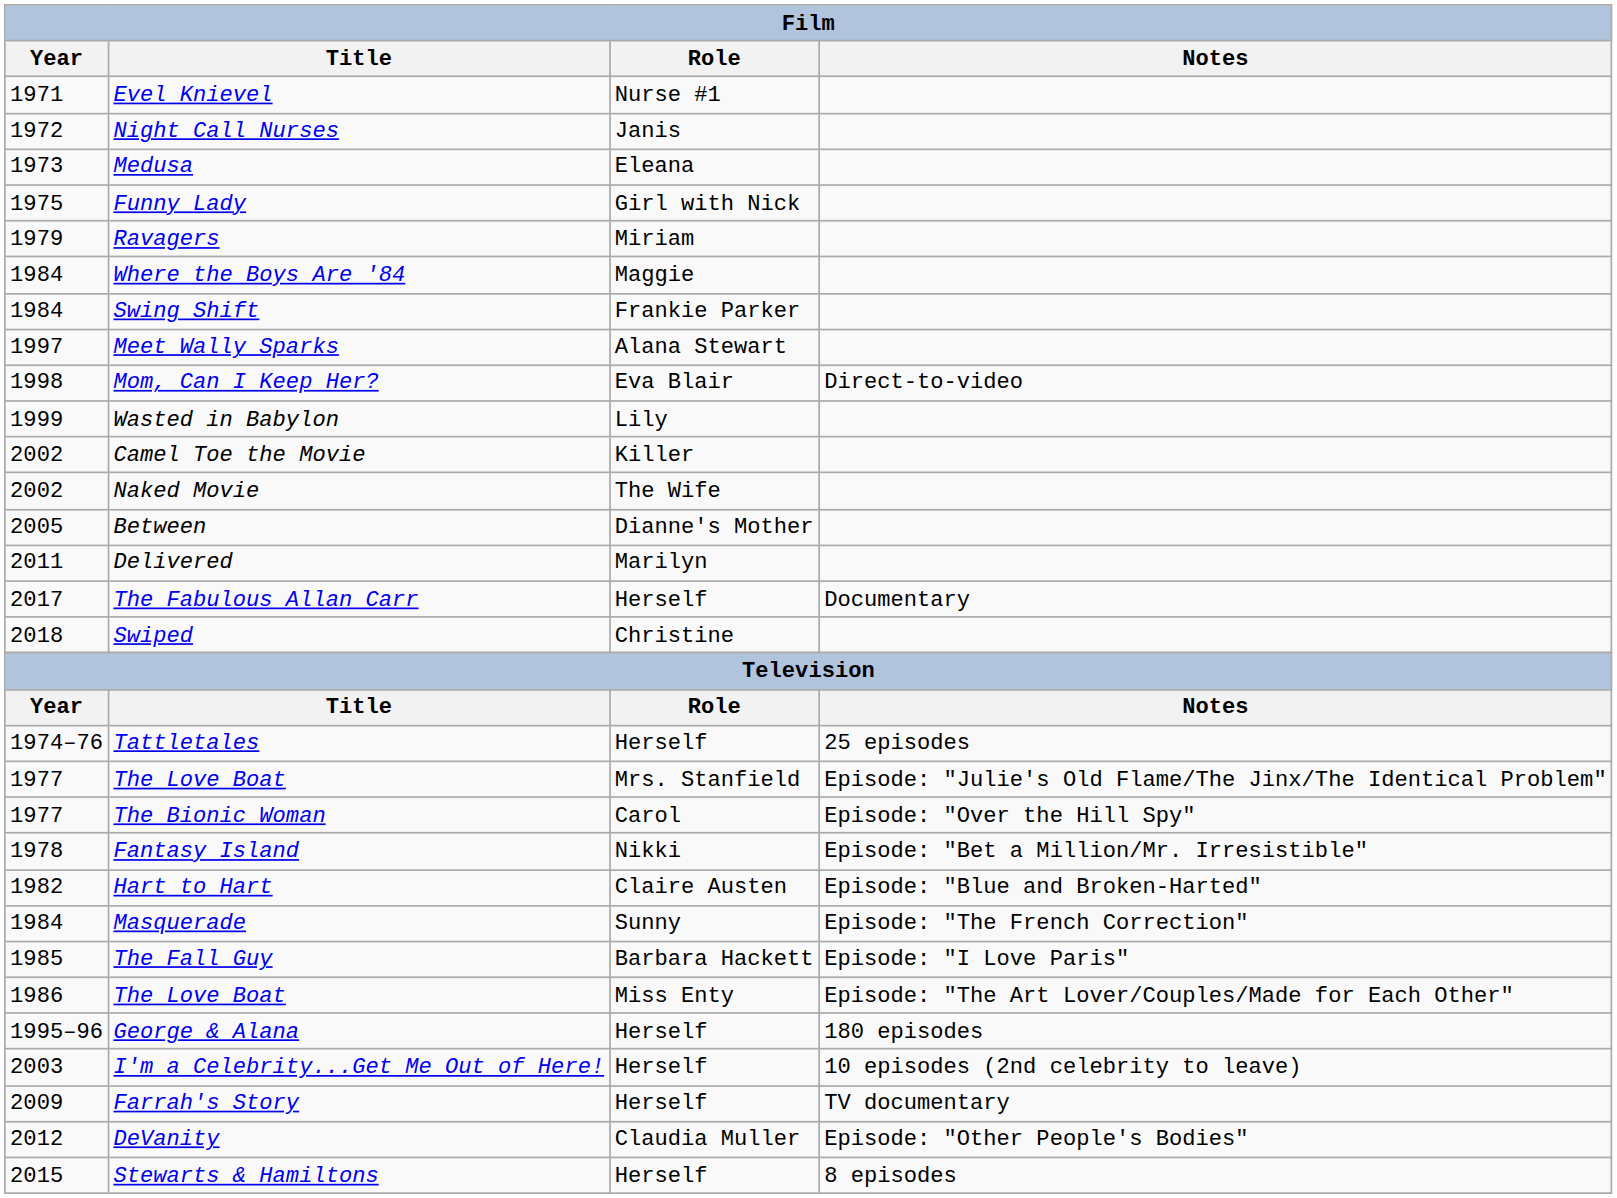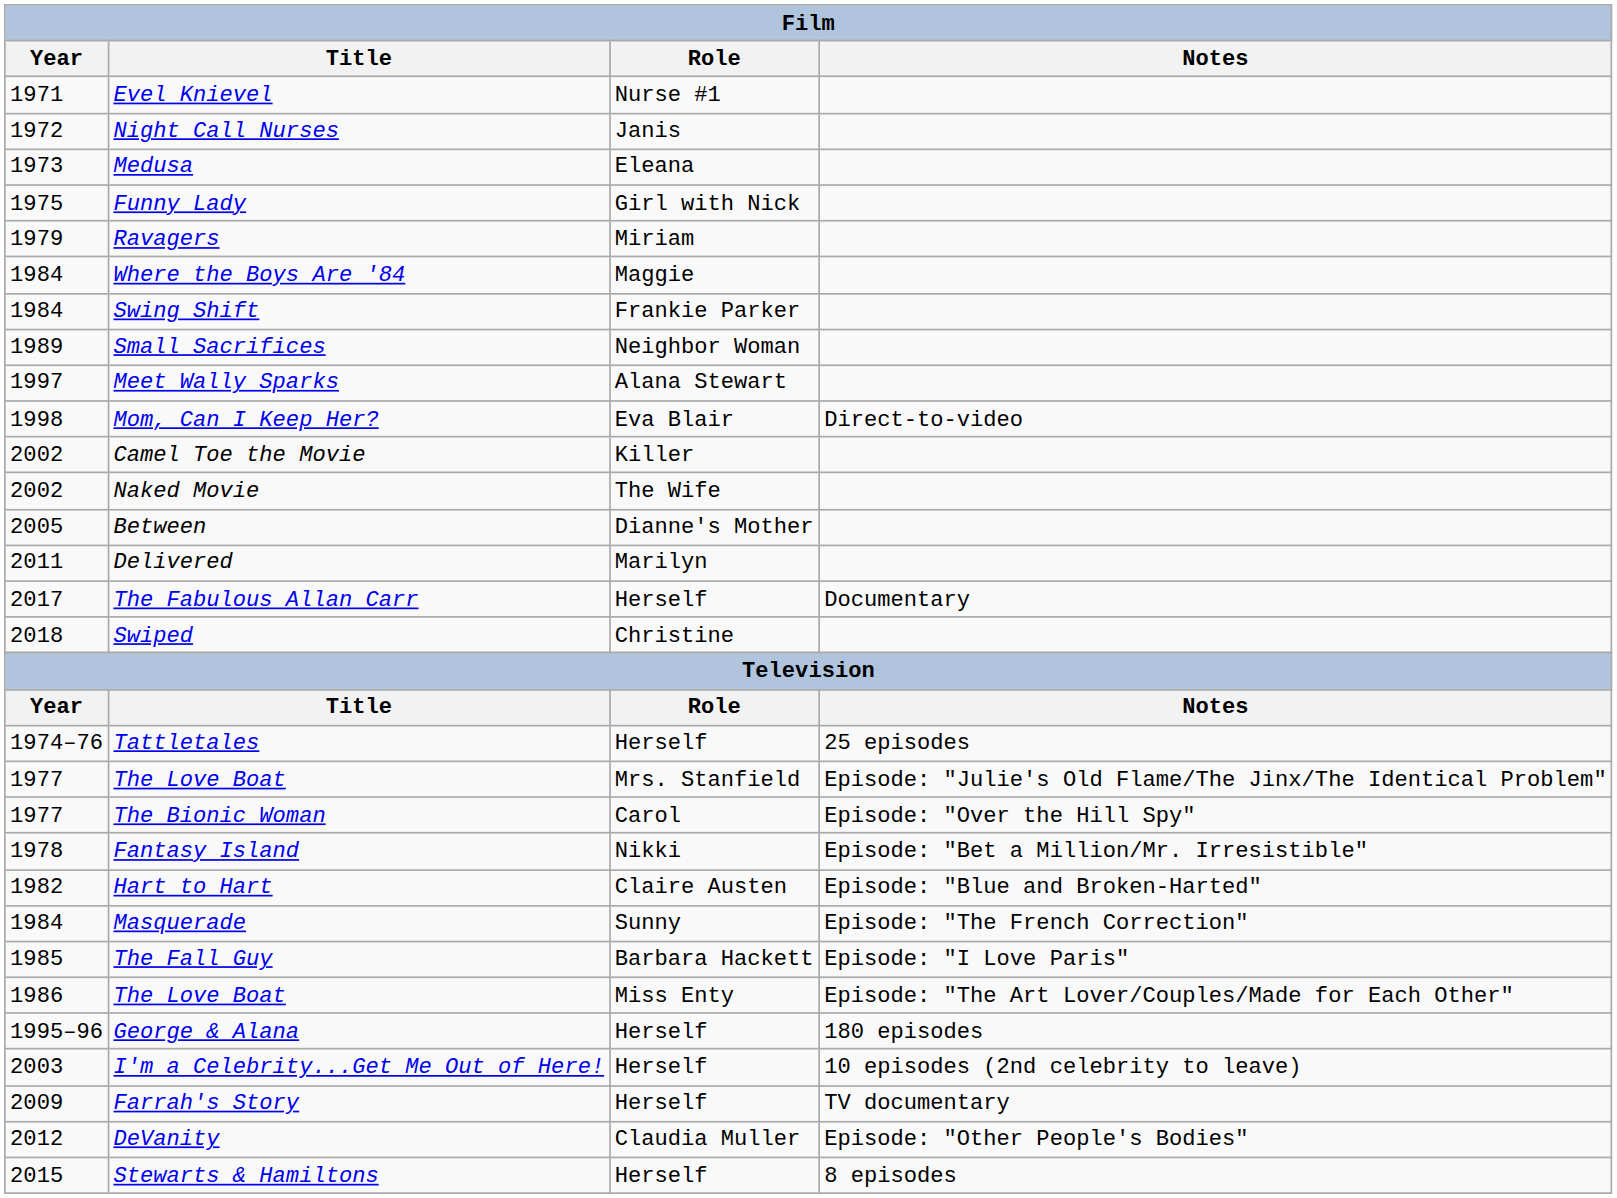+ row: (37, 347)
- row: (37, 419)
